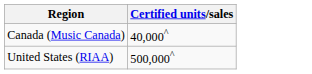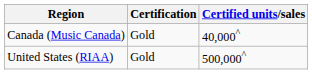+ column: (163, 14)
